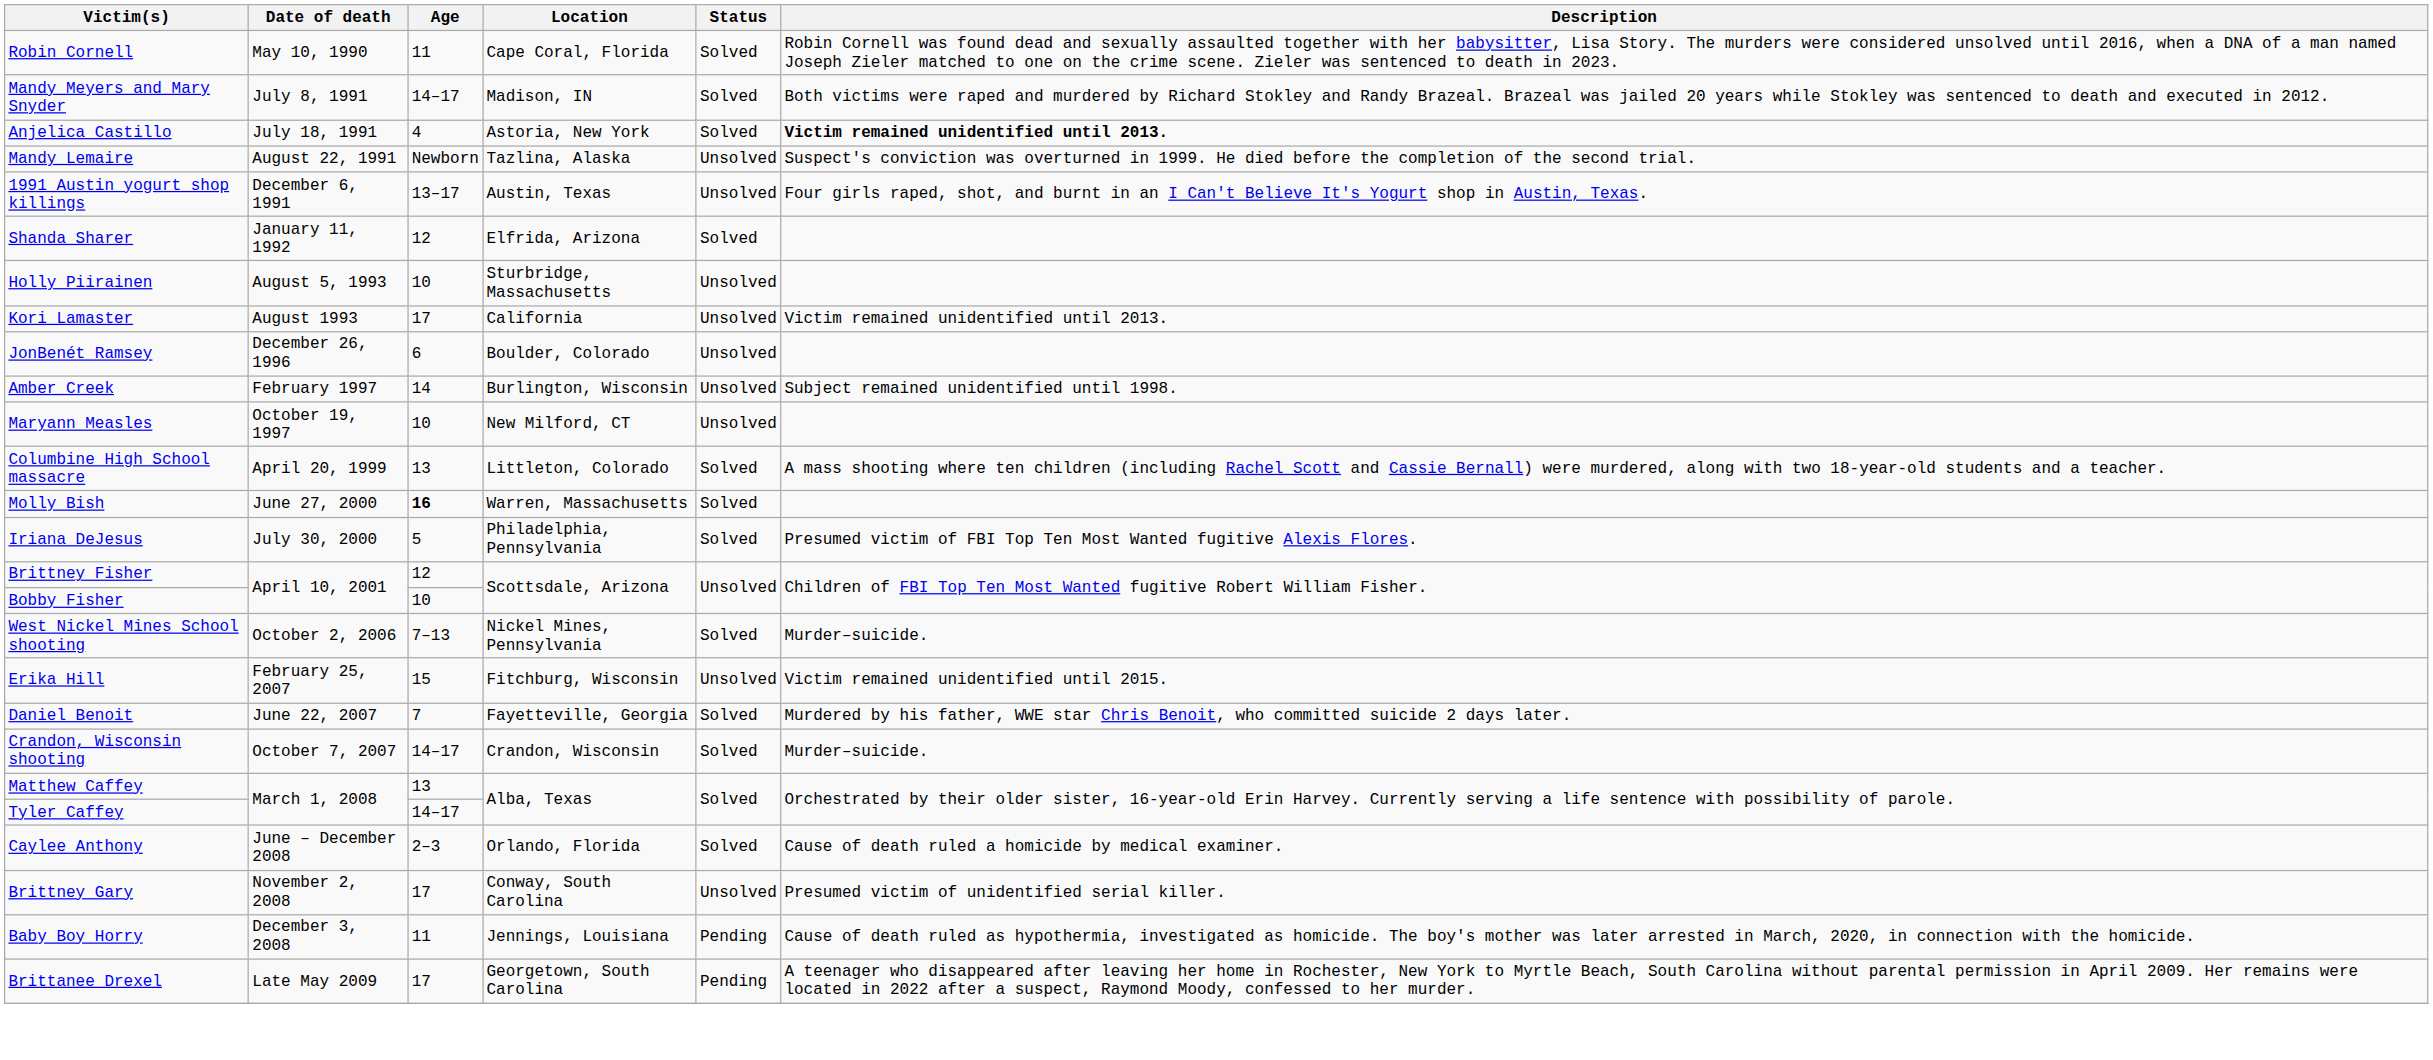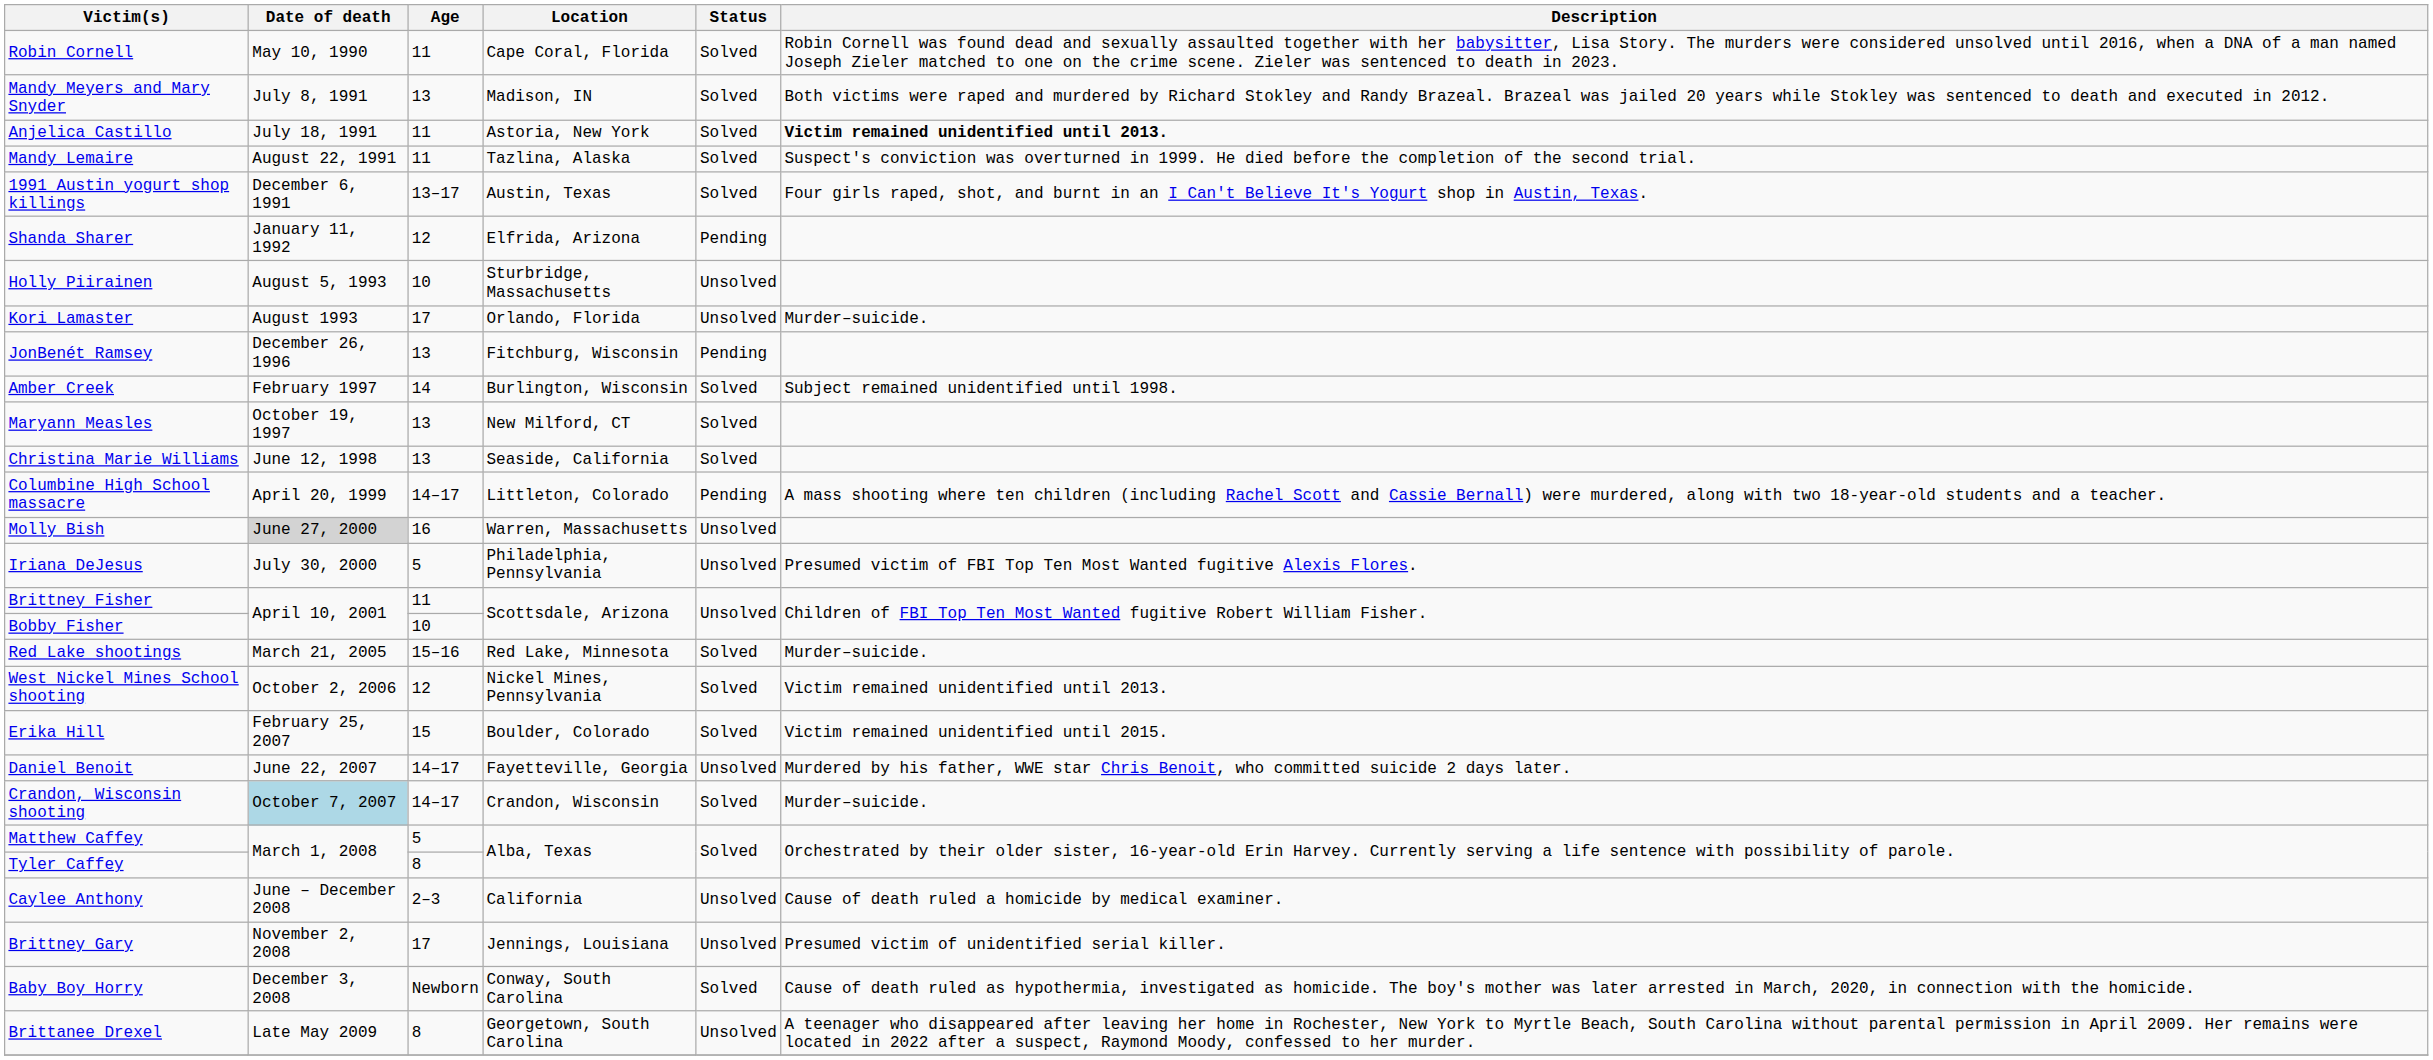(436, 97) 14–17 -> (421, 97) 13
(416, 133) 4 -> (421, 133) 11
(445, 159) Newborn -> (421, 159) 11
(738, 159) Unsolved -> (729, 159) Solved
(738, 194) Unsolved -> (729, 194) Solved
(729, 239) Solved -> (734, 239) Pending
(534, 318) California -> (563, 318) Orlando, Florida
(976, 318) Victim remained unidentified until 2013. -> (856, 318) Murder–suicide.
(416, 354) 6 -> (421, 354) 13
(568, 354) Boulder, Colorado -> (582, 354) Fitchburg, Wisconsin
(738, 354) Unsolved -> (734, 354) Pending
(738, 389) Unsolved -> (729, 389) Solved
(421, 424) 10 -> (421, 424) 13
(738, 424) Unsolved -> (729, 424) Solved
+ row: (124, 460)
(421, 469) 13 -> (436, 495) 14–17
(729, 469) Solved -> (734, 495) Pending
(315, 504) no background -> (315, 530) lightgrey background
(421, 504) bold -> (421, 530) normal
(729, 504) Solved -> (738, 530) Unsolved
(729, 539) Solved -> (738, 565) Unsolved
(421, 575) 12 -> (421, 601) 11
+ row: (95, 653)
(431, 636) 7–13 -> (421, 688) 12
(856, 636) Murder–suicide. -> (976, 688) Victim remained unidentified until 2013.
(582, 680) Fitchburg, Wisconsin -> (568, 733) Boulder, Colorado
(738, 680) Unsolved -> (729, 733) Solved
(416, 716) 7 -> (436, 768) 14–17
(729, 716) Solved -> (738, 768) Unsolved
(324, 751) no background -> (324, 803) lightblue background
(421, 786) 13 -> (416, 838) 5
(436, 812) 14–17 -> (416, 865) 8
(563, 848) Orlando, Florida -> (534, 900) California
(729, 848) Solved -> (738, 900) Unsolved
(549, 892) Conway, South Carolina -> (578, 944) Jennings, Louisiana
(421, 937) 11 -> (445, 989) Newborn
(578, 937) Jennings, Louisiana -> (549, 989) Conway, South Carolina
(734, 937) Pending -> (729, 989) Solved
(421, 981) 17 -> (416, 1033) 8
(734, 981) Pending -> (738, 1033) Unsolved
